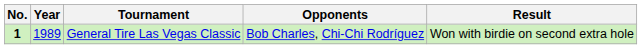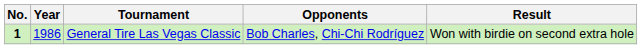(47, 34) 1989 -> (47, 34) 1986
